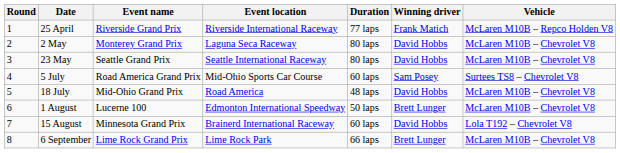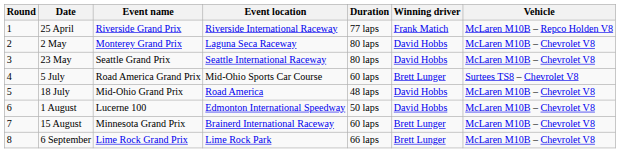(416, 76) Sam Posey -> (420, 76) Brett Lunger
(420, 108) Brett Lunger -> (421, 108) David Hobbs
(421, 124) David Hobbs -> (420, 124) Brett Lunger
(519, 124) Lola T192 – Chevrolet V8 -> (530, 124) McLaren M10B – Chevrolet V8
